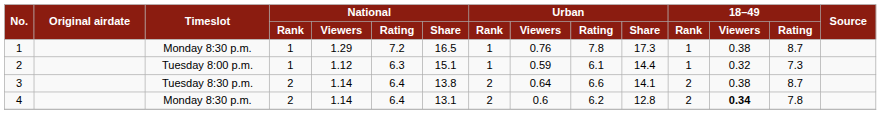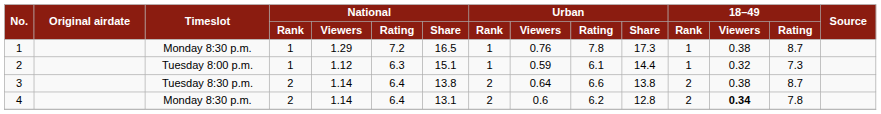(645, 83) 14.1 -> (645, 83) 13.8
